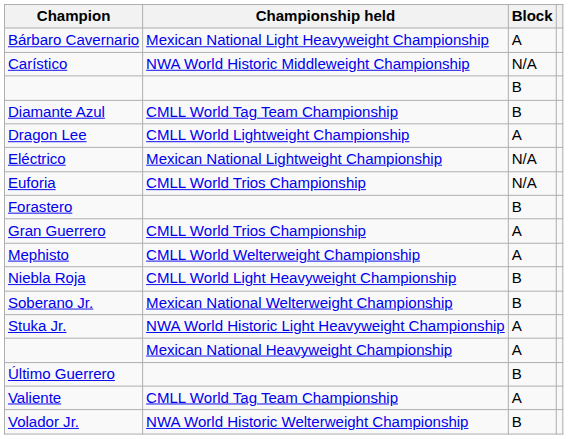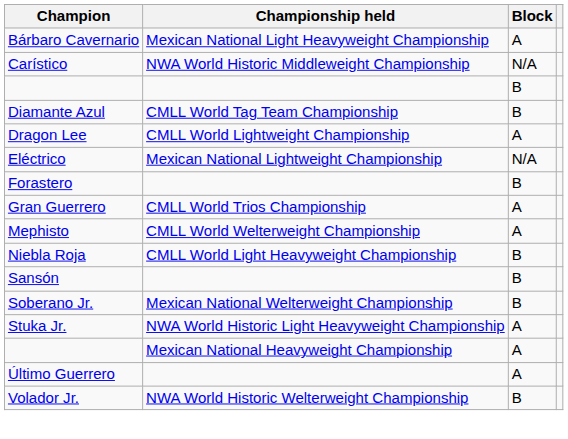- row: (32, 183)
+ row: (33, 278)
(517, 374) B -> (517, 374) A
- row: (35, 398)
